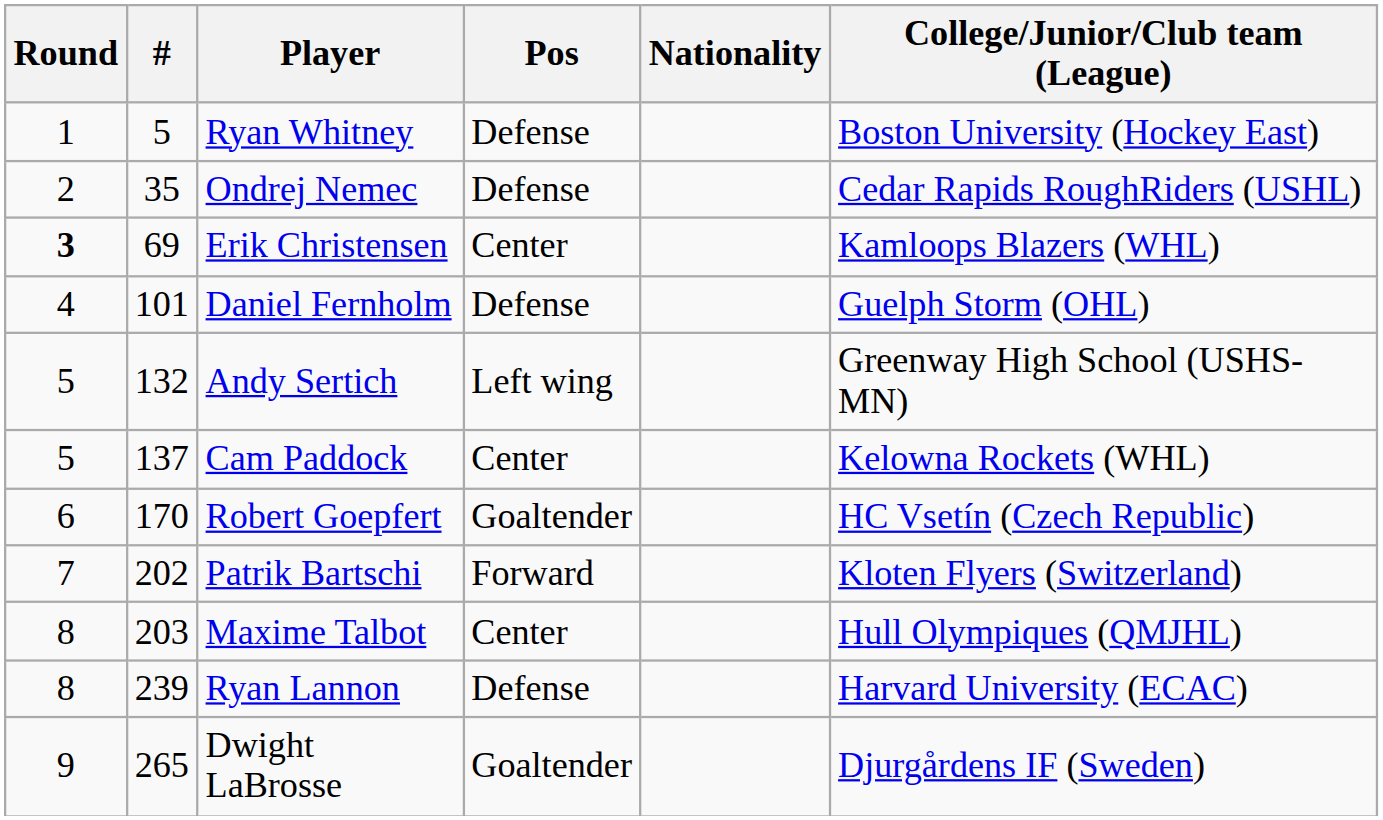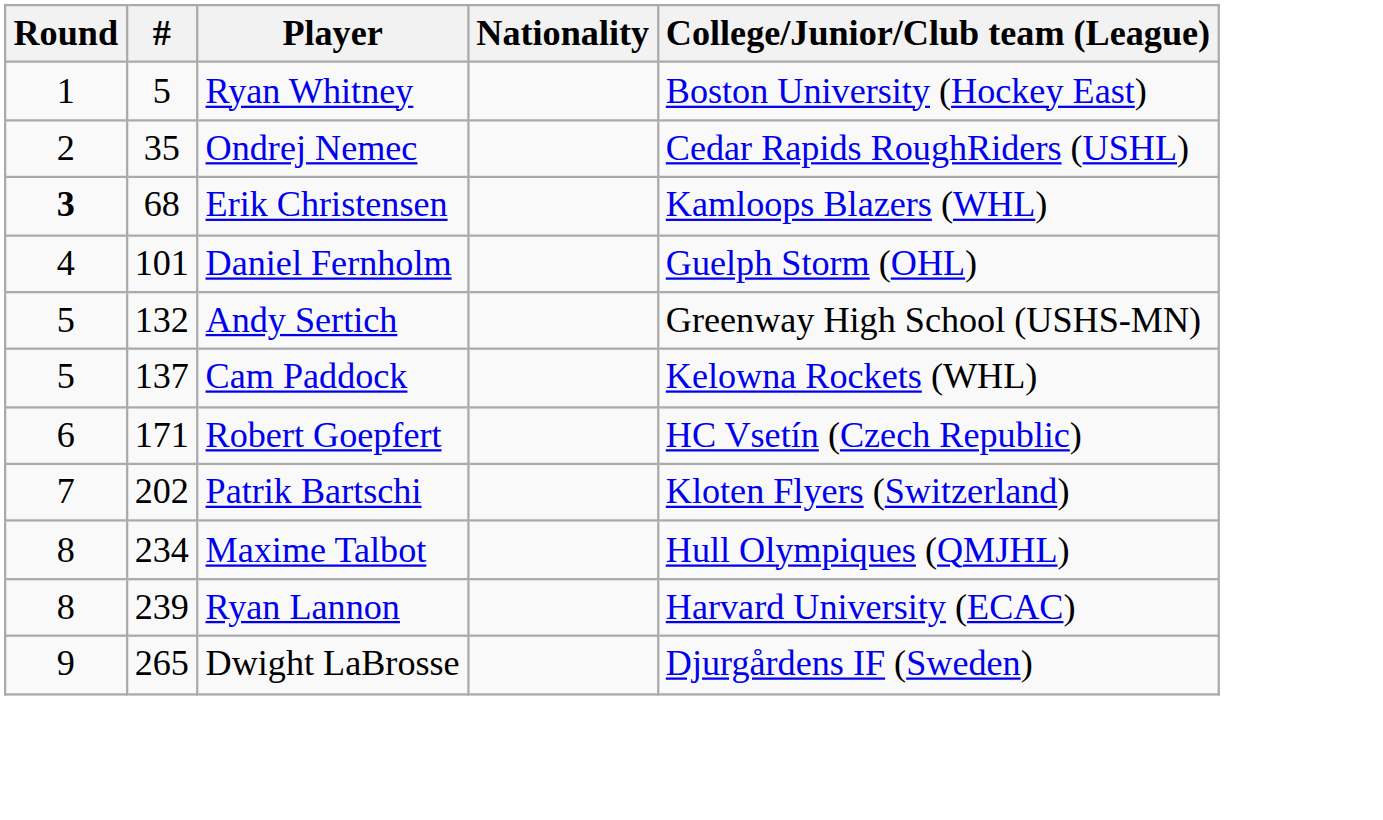- column: (552, 53)
(162, 245) 69 -> (162, 205) 68
(162, 515) 170 -> (162, 434) 171
(162, 630) 203 -> (162, 549) 234
